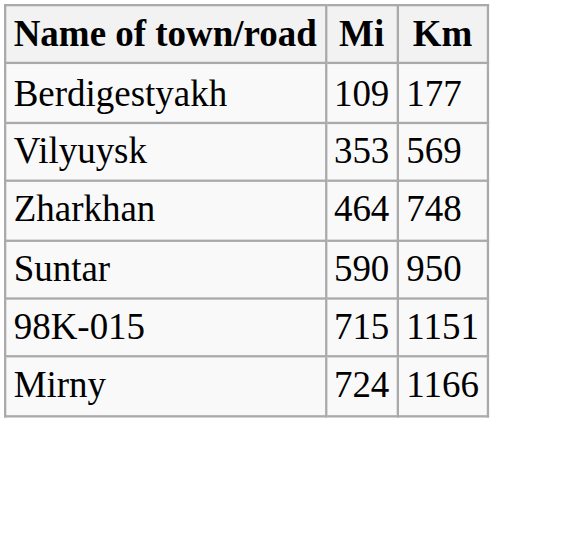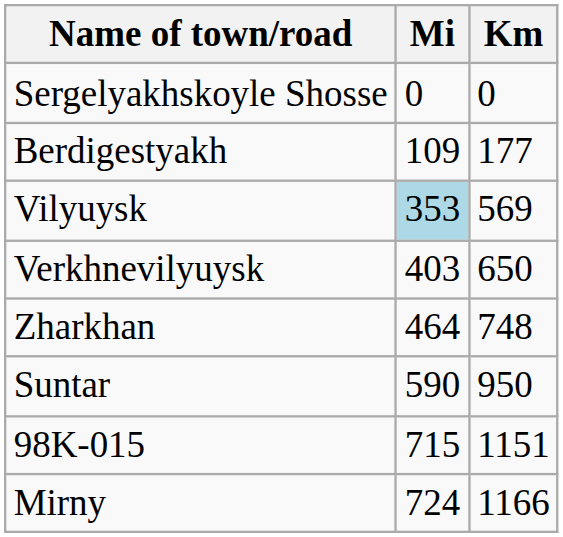+ row: (201, 92)
(362, 151) no background -> (432, 209) lightblue background
+ row: (139, 268)
